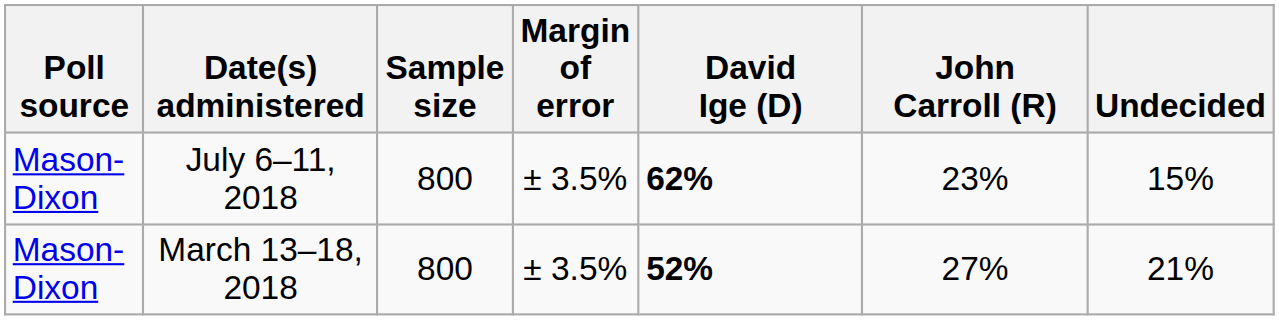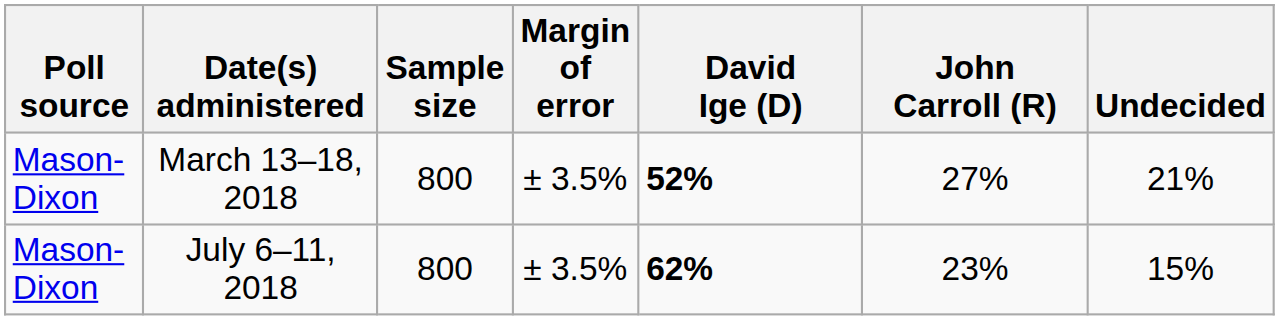rows swapped: (261, 178) <-> (261, 268)
